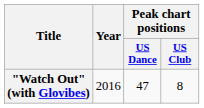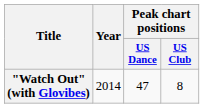(108, 86) 2016 -> (108, 86) 2014
